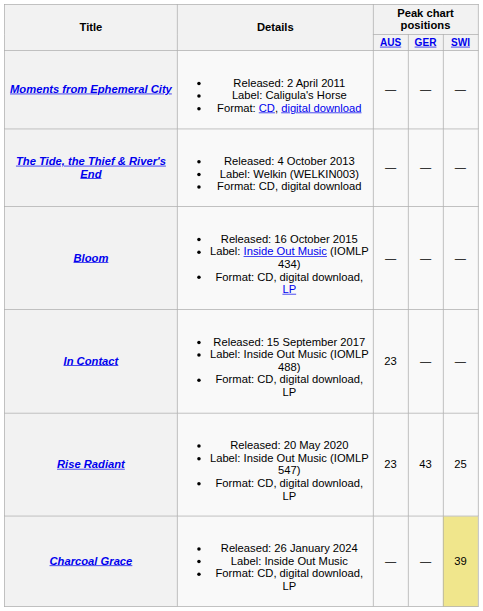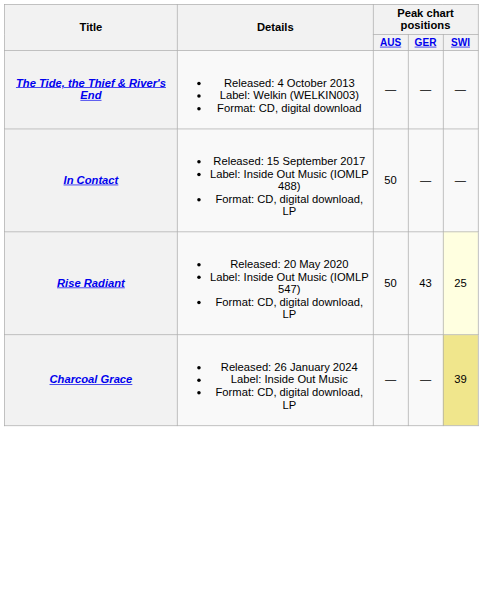- row: (91, 89)
- row: (91, 258)
(391, 361) 23 -> (391, 180) 50
(391, 464) 23 -> (391, 283) 50
(460, 464) no background -> (460, 283) lightyellow background
